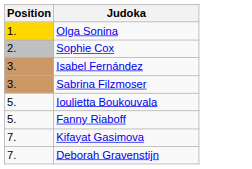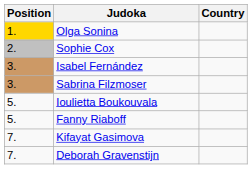+ column: (223, 13)
